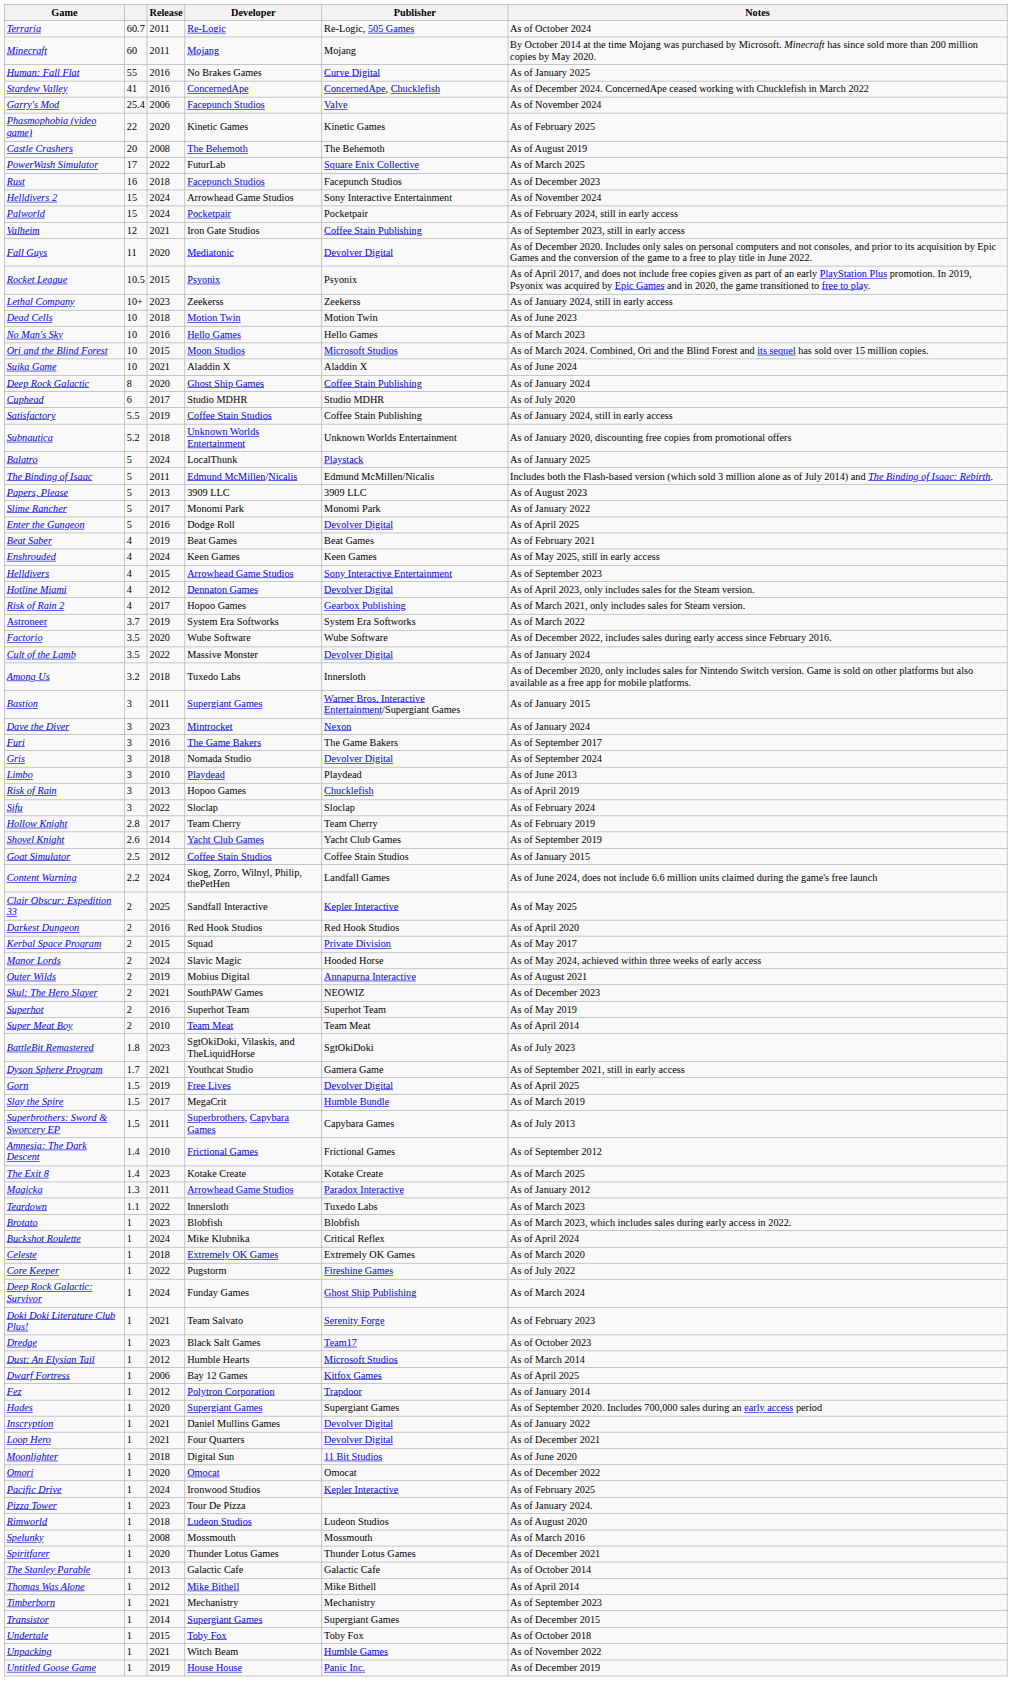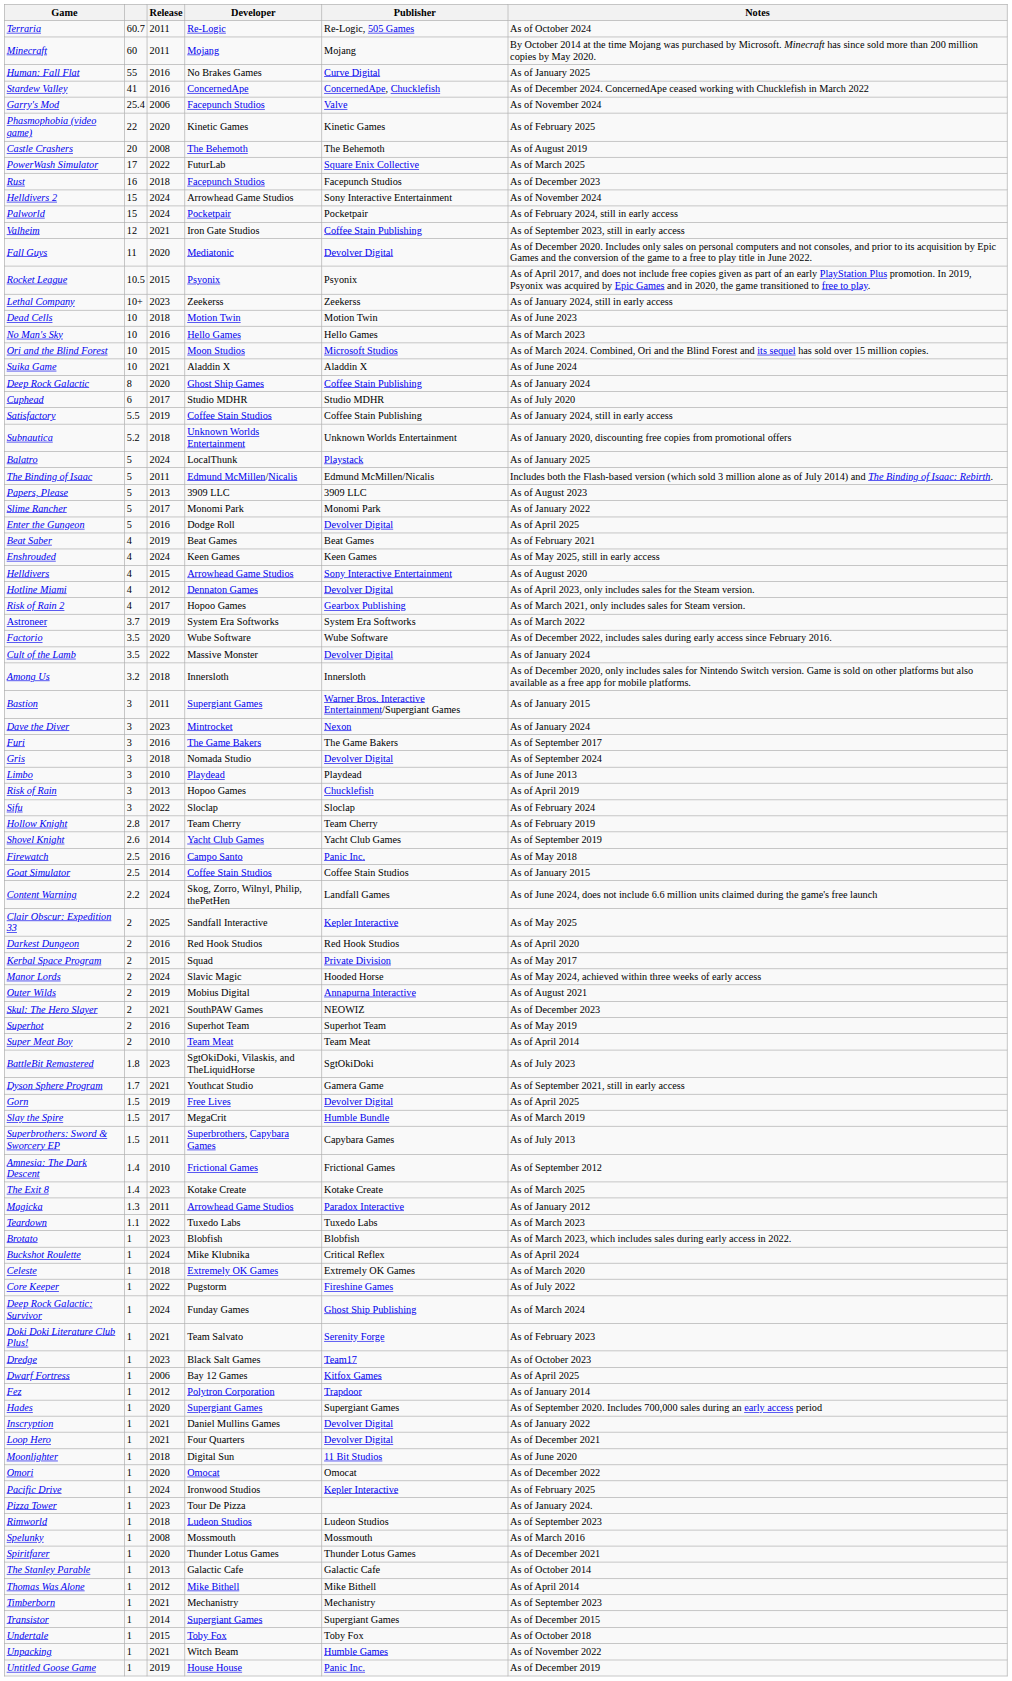(556, 573) As of September 2023 -> (549, 573) As of August 2020
(214, 676) Tuxedo Labs -> (208, 676) Innersloth
+ row: (28, 856)
(160, 856) 2012 -> (160, 872) 2014
(208, 1206) Innersloth -> (214, 1222) Tuxedo Labs
- row: (51, 1359)
(549, 1521) As of August 2020 -> (556, 1521) As of September 2023
